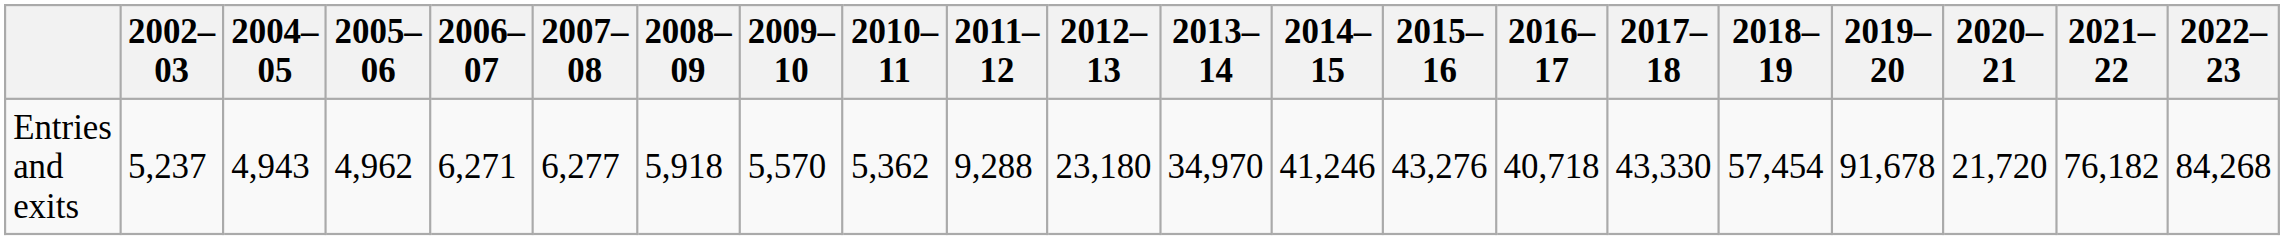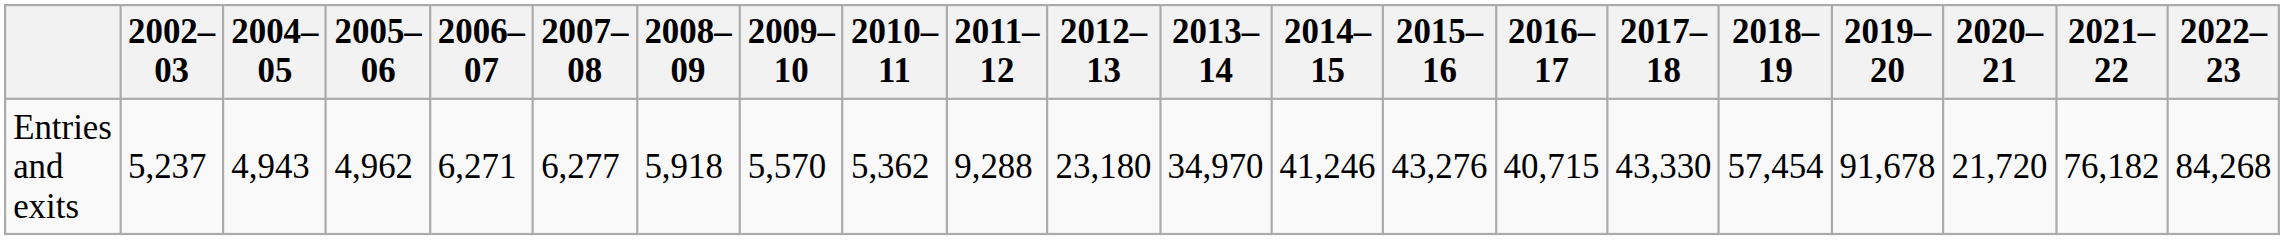(1552, 165) 40,718 -> (1552, 165) 40,715
